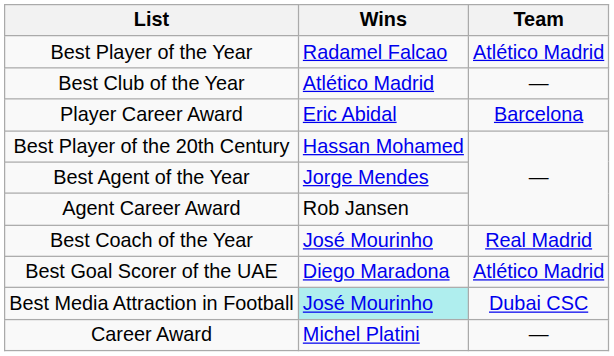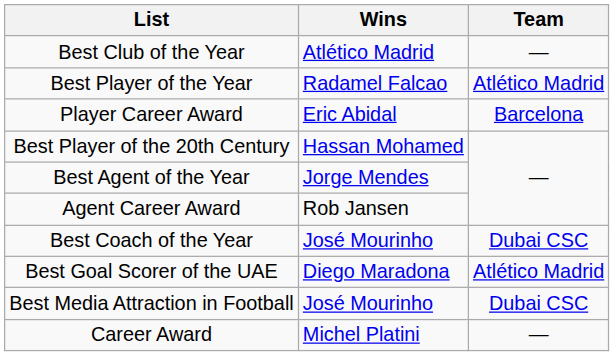rows swapped: (151, 51) <-> (151, 83)
(539, 240) Real Madrid -> (539, 240) Dubai CSC
(368, 303) paleturquoise background -> (368, 303) no background
